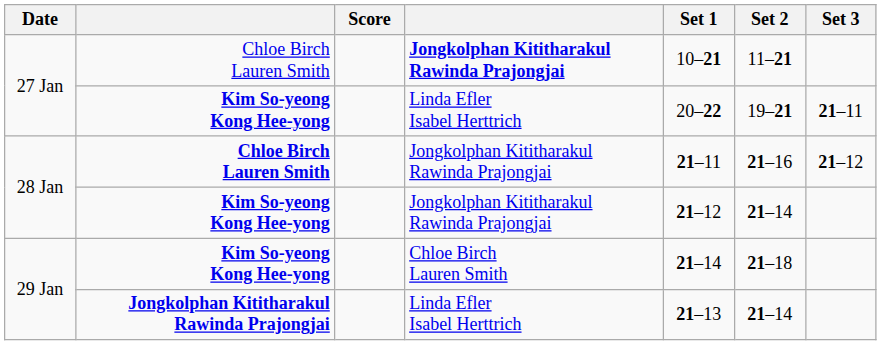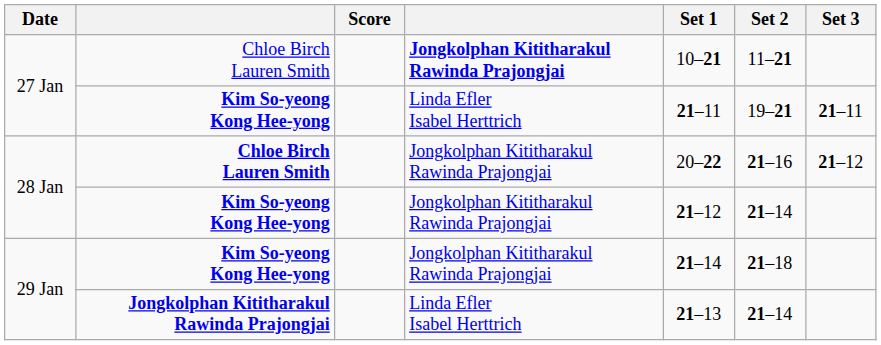(699, 110) 20–22 -> (699, 110) 21–11
(699, 161) 21–11 -> (699, 161) 20–22
(458, 263) Chloe Birch Lauren Smith -> (501, 263) Jongkolphan Kititharakul Rawinda Prajongjai
